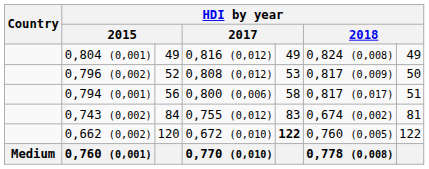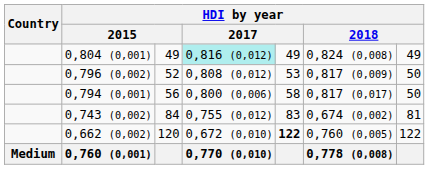(229, 54) no background -> (229, 54) paleturquoise background
(414, 94) 51 -> (414, 94) 50
